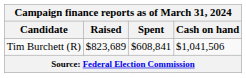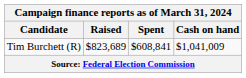(200, 47) $1,041,506 -> (200, 47) $1,041,009
